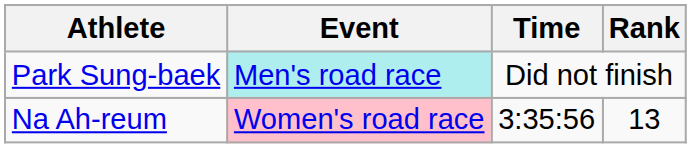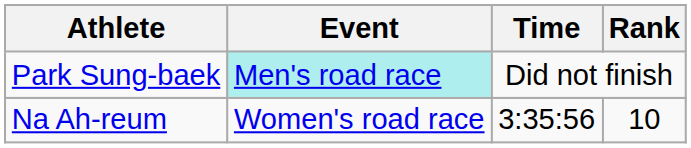(359, 120) pink background -> (359, 120) no background
(644, 120) 13 -> (644, 120) 10
